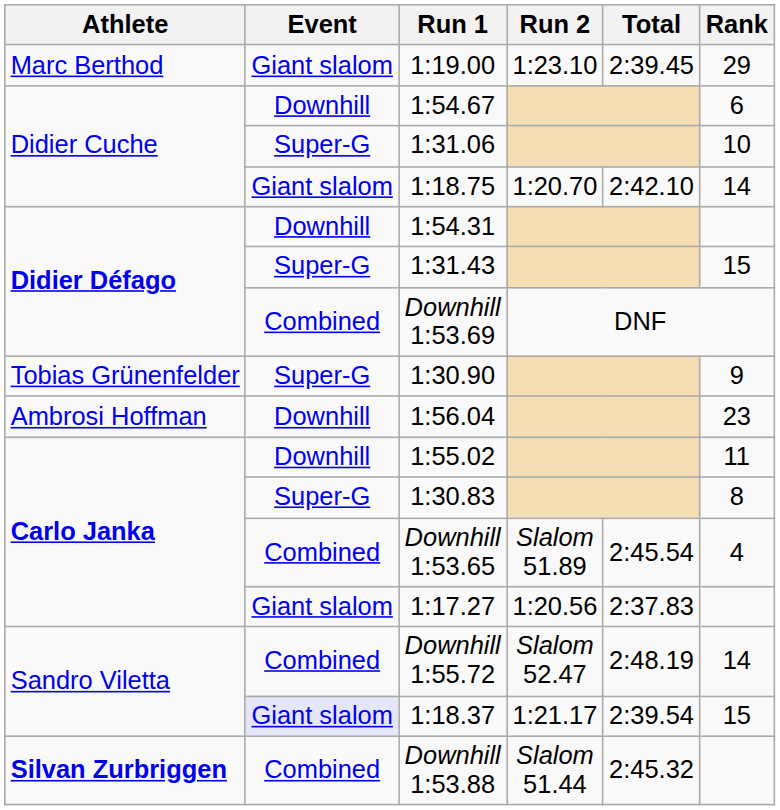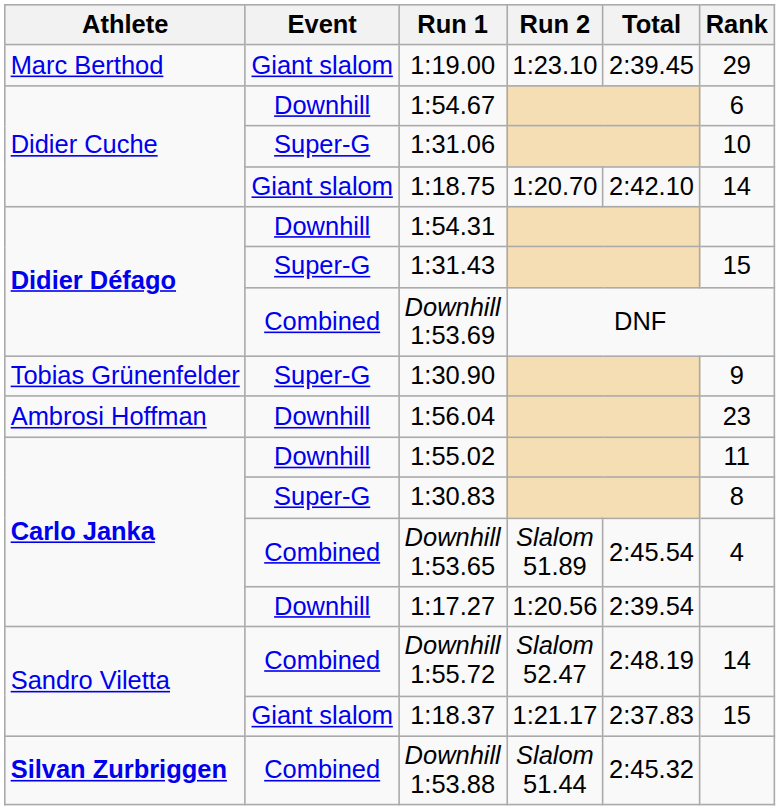(322, 606) Giant slalom -> (322, 606) Downhill
(652, 606) 2:37.83 -> (652, 606) 2:39.54
(322, 715) lavender background -> (322, 715) no background
(652, 715) 2:39.54 -> (652, 715) 2:37.83
